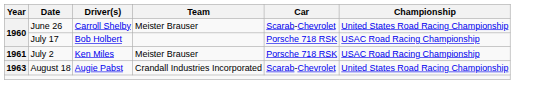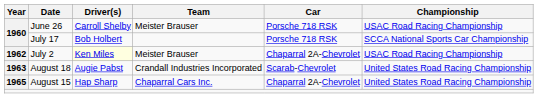(301, 26) Scarab-Chevrolet -> (302, 26) Porsche 718 RSK
(425, 26) United States Road Racing Championship -> (433, 26) USAC Road Racing Championship
(410, 40) USAC Road Racing Championship -> (446, 40) SCCA National Sports Car Championship
(16, 54) 1961 -> (16, 54) 1962
(94, 54) no background -> (94, 54) lightyellow background
(302, 54) Porsche 718 RSK -> (313, 54) Chaparral 2A-Chevrolet
+ row: (51, 82)
